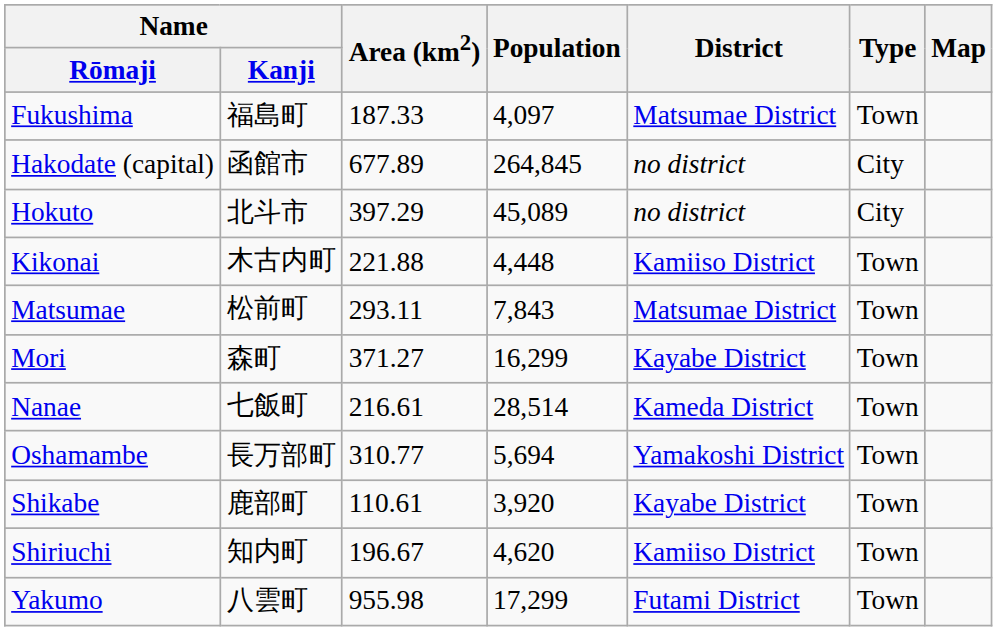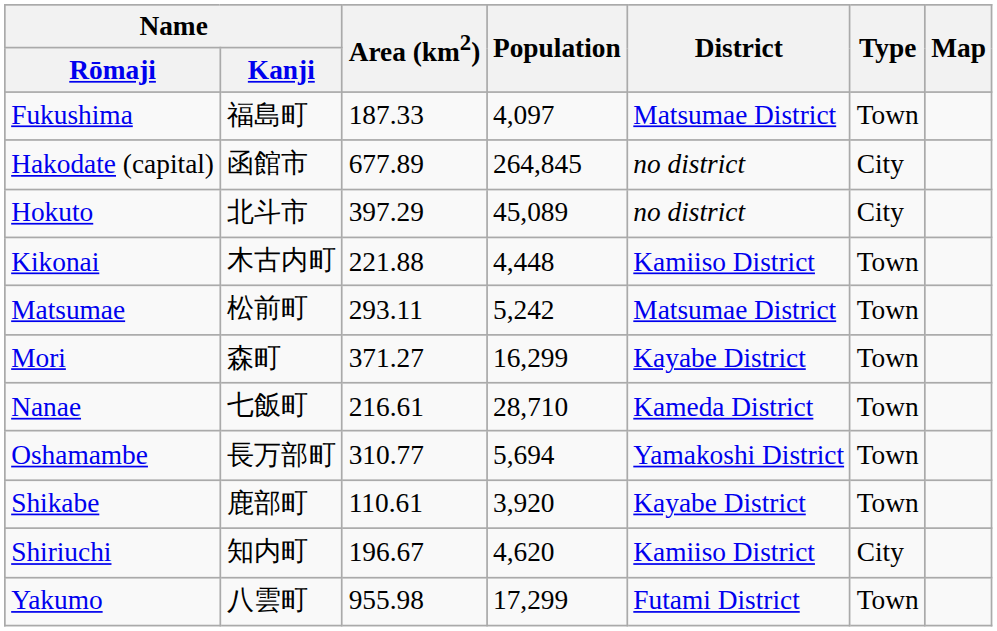(524, 309) 7,843 -> (524, 309) 5,242
(531, 406) 28,514 -> (531, 406) 28,710
(888, 552) Town -> (880, 552) City
